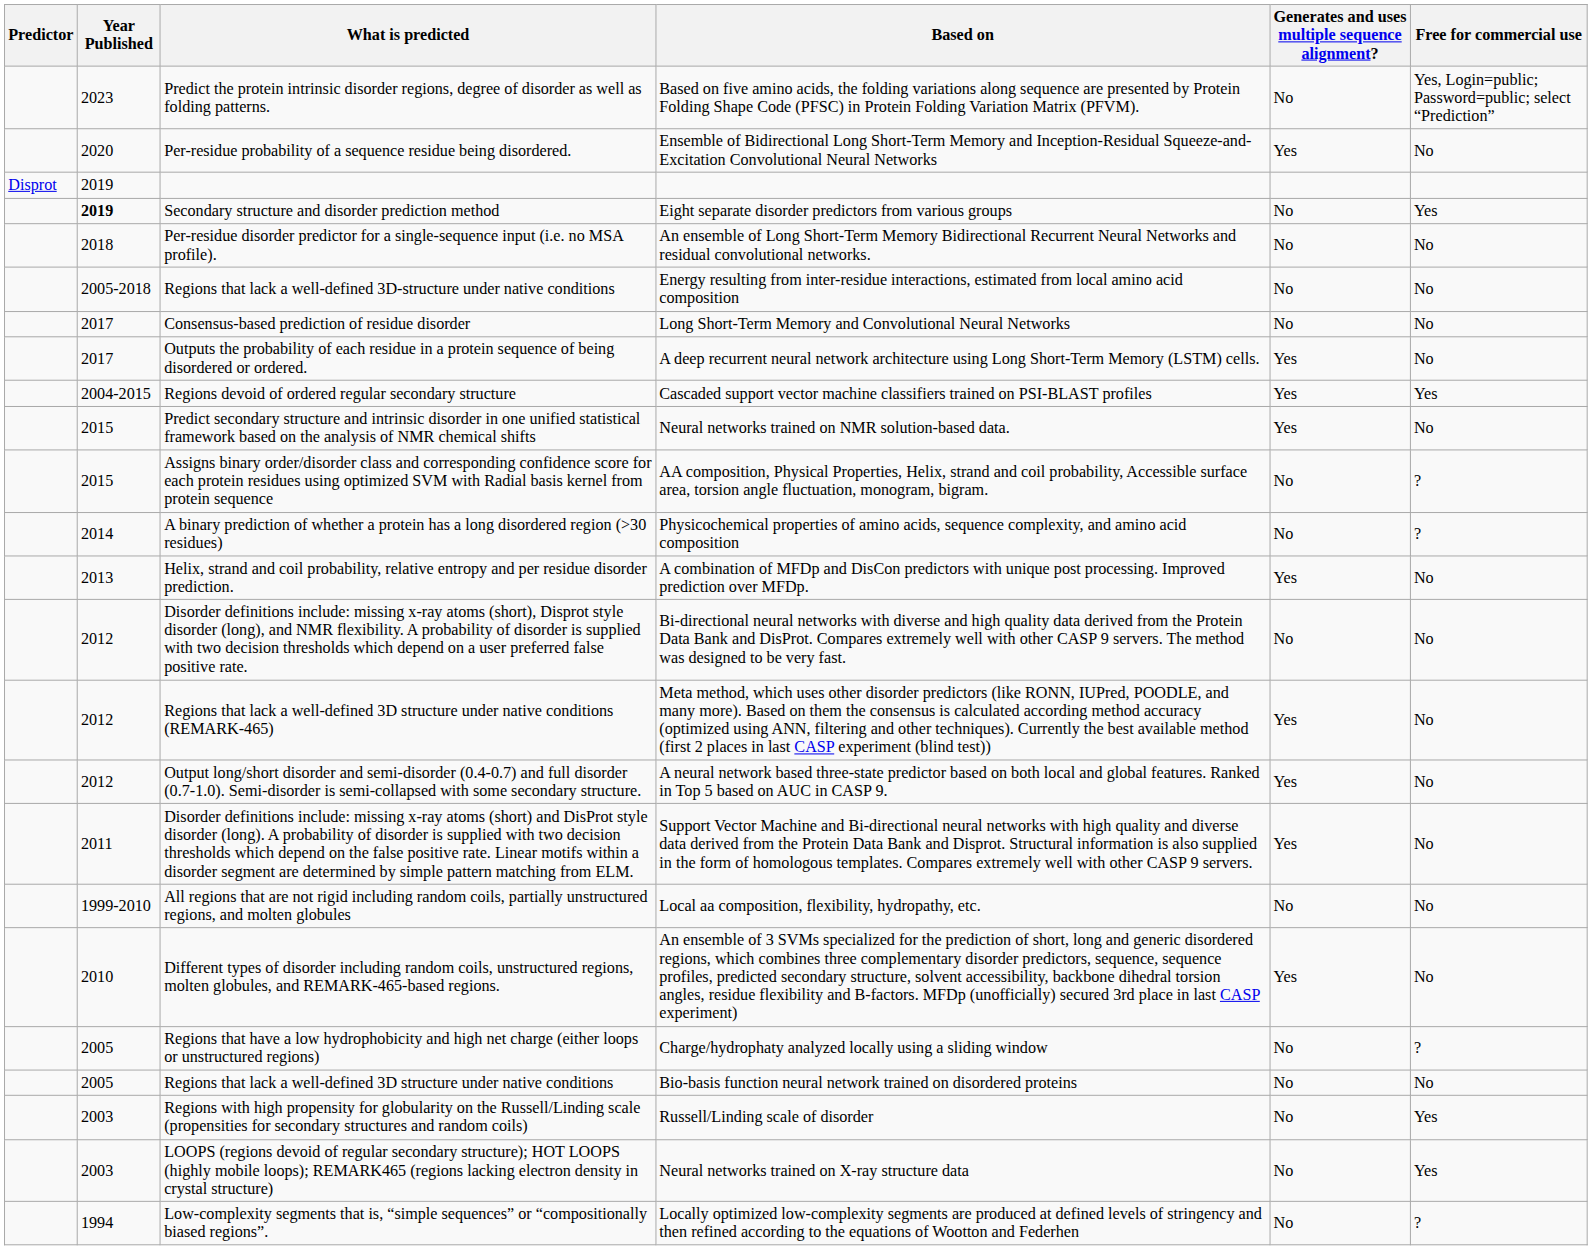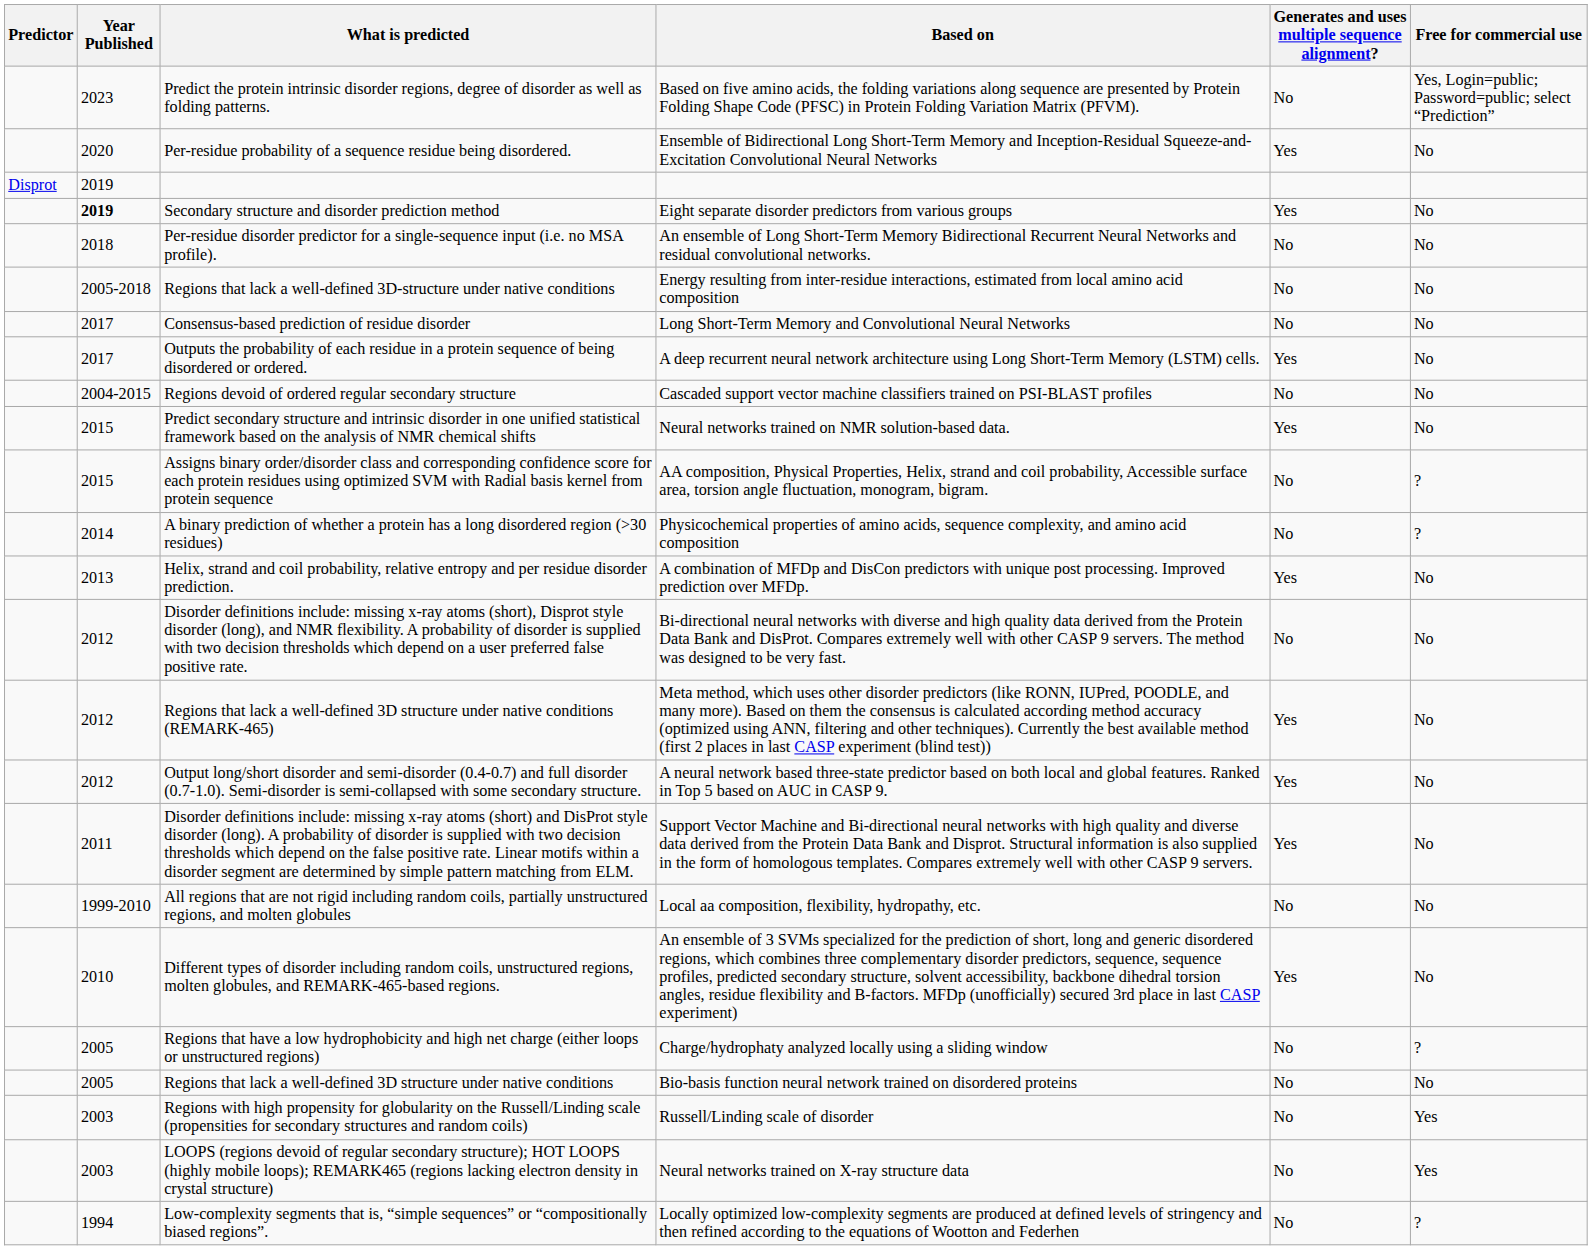(1283, 210) No -> (1285, 210) Yes
(1426, 210) Yes -> (1424, 210) No
(1285, 393) Yes -> (1283, 393) No
(1426, 393) Yes -> (1424, 393) No
